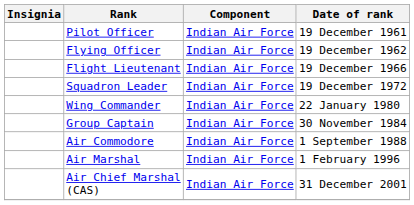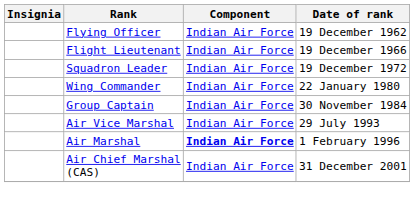- row: (110, 32)
- row: (110, 141)
+ row: (120, 123)
(240, 159) normal -> (240, 141) bold
